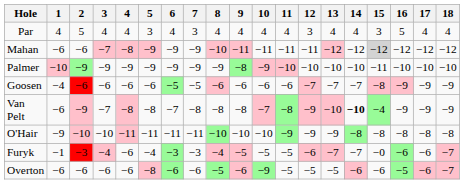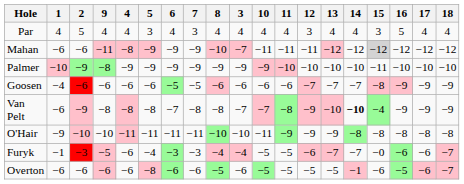columns swapped: (104, 13) <-> (241, 13)
(264, 134) −10 -> (264, 134) −11
(264, 170) −9 -> (264, 170) −5
(356, 170) −6 -> (355, 170) −1
